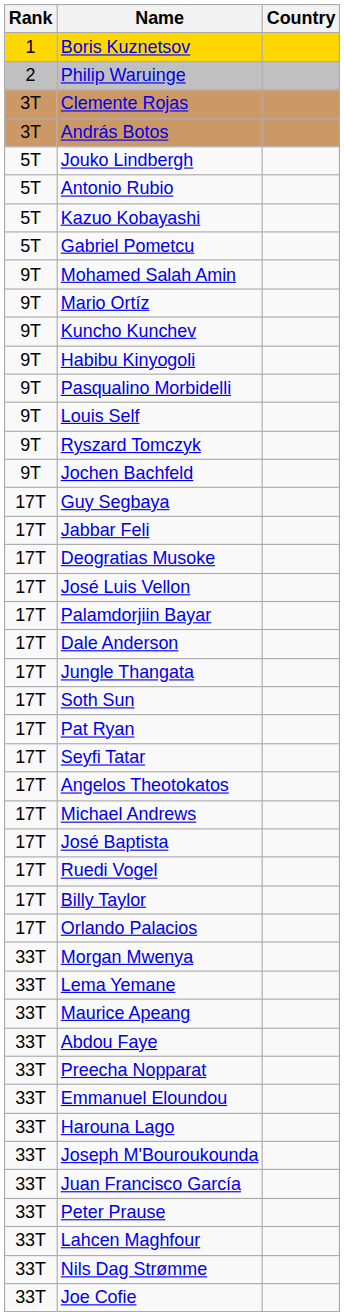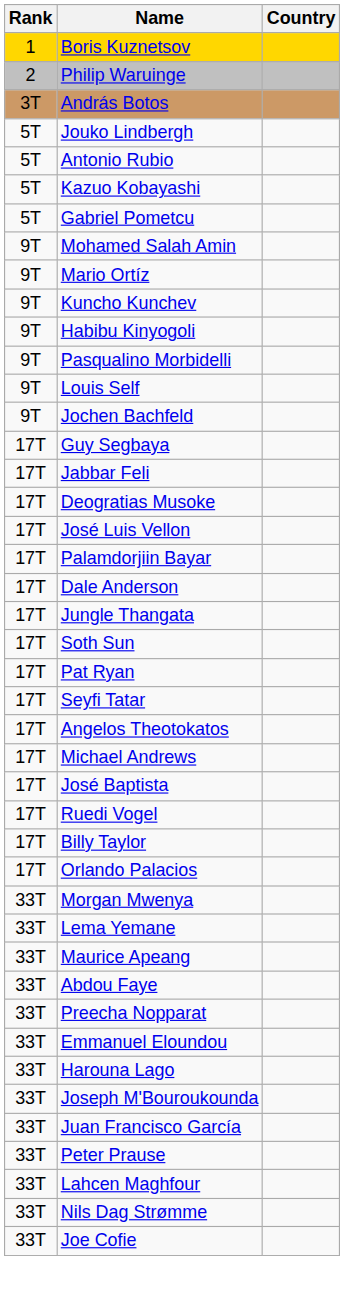- row: (125, 103)
- row: (131, 445)
